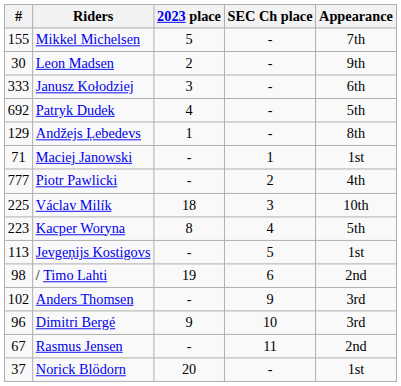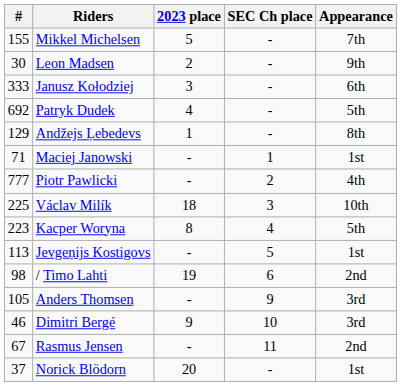(18, 299) 102 -> (18, 299) 105
(18, 322) 96 -> (18, 322) 46
